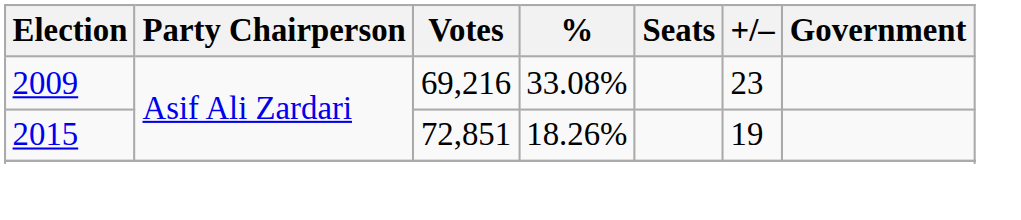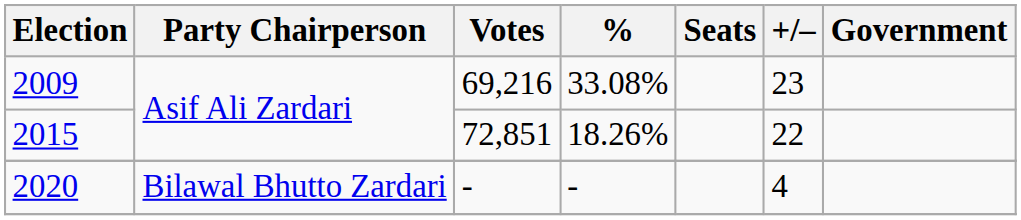(747, 134) 19 -> (788, 134) 22
+ row: (45, 186)
